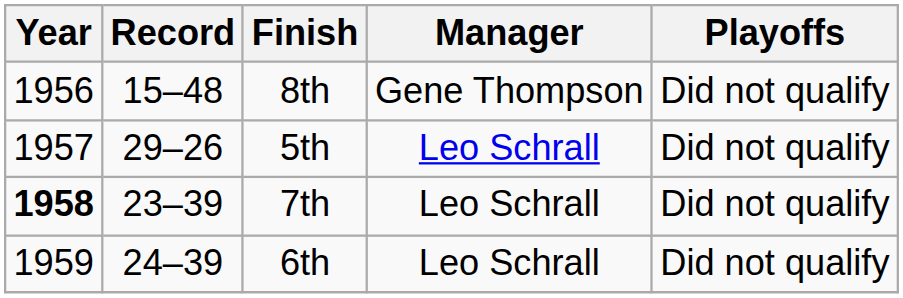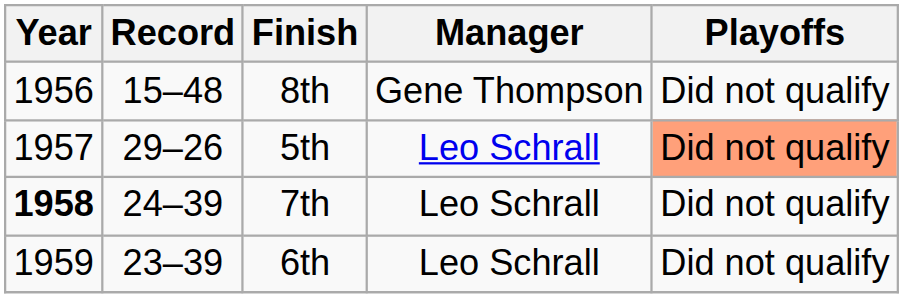(775, 147) no background -> (775, 147) lightsalmon background
(173, 205) 23–39 -> (173, 205) 24–39
(173, 262) 24–39 -> (173, 262) 23–39
